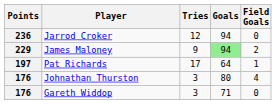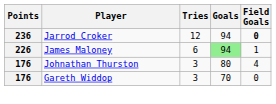(256, 36) normal -> (256, 36) bold
(23, 50) 229 -> (23, 50) 226
(195, 50) 9 -> (195, 50) 6
(256, 50) 2 -> (256, 50) 1
- row: (76, 64)
(226, 92) 71 -> (226, 78) 70
